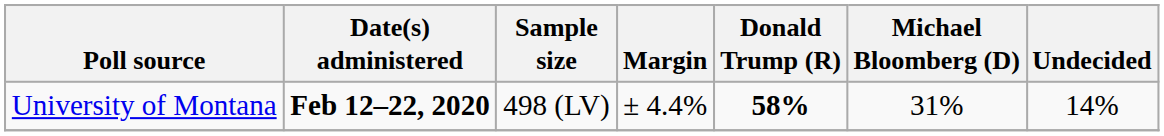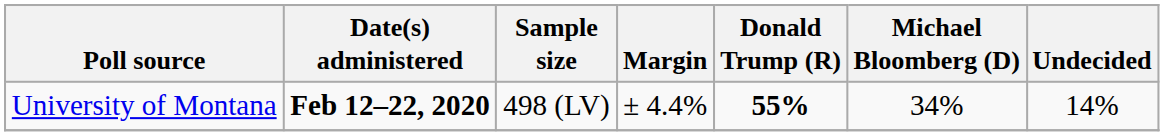(781, 105) 58% -> (781, 105) 55%
(937, 105) 31% -> (937, 105) 34%
